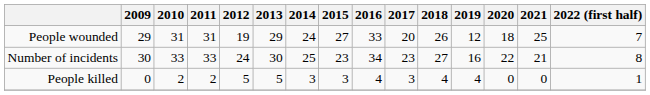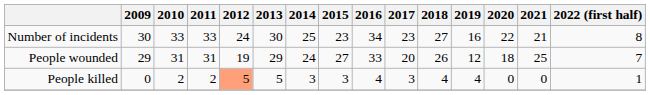rows swapped: (63, 57) <-> (73, 36)
(246, 79) no background -> (246, 79) lightsalmon background
